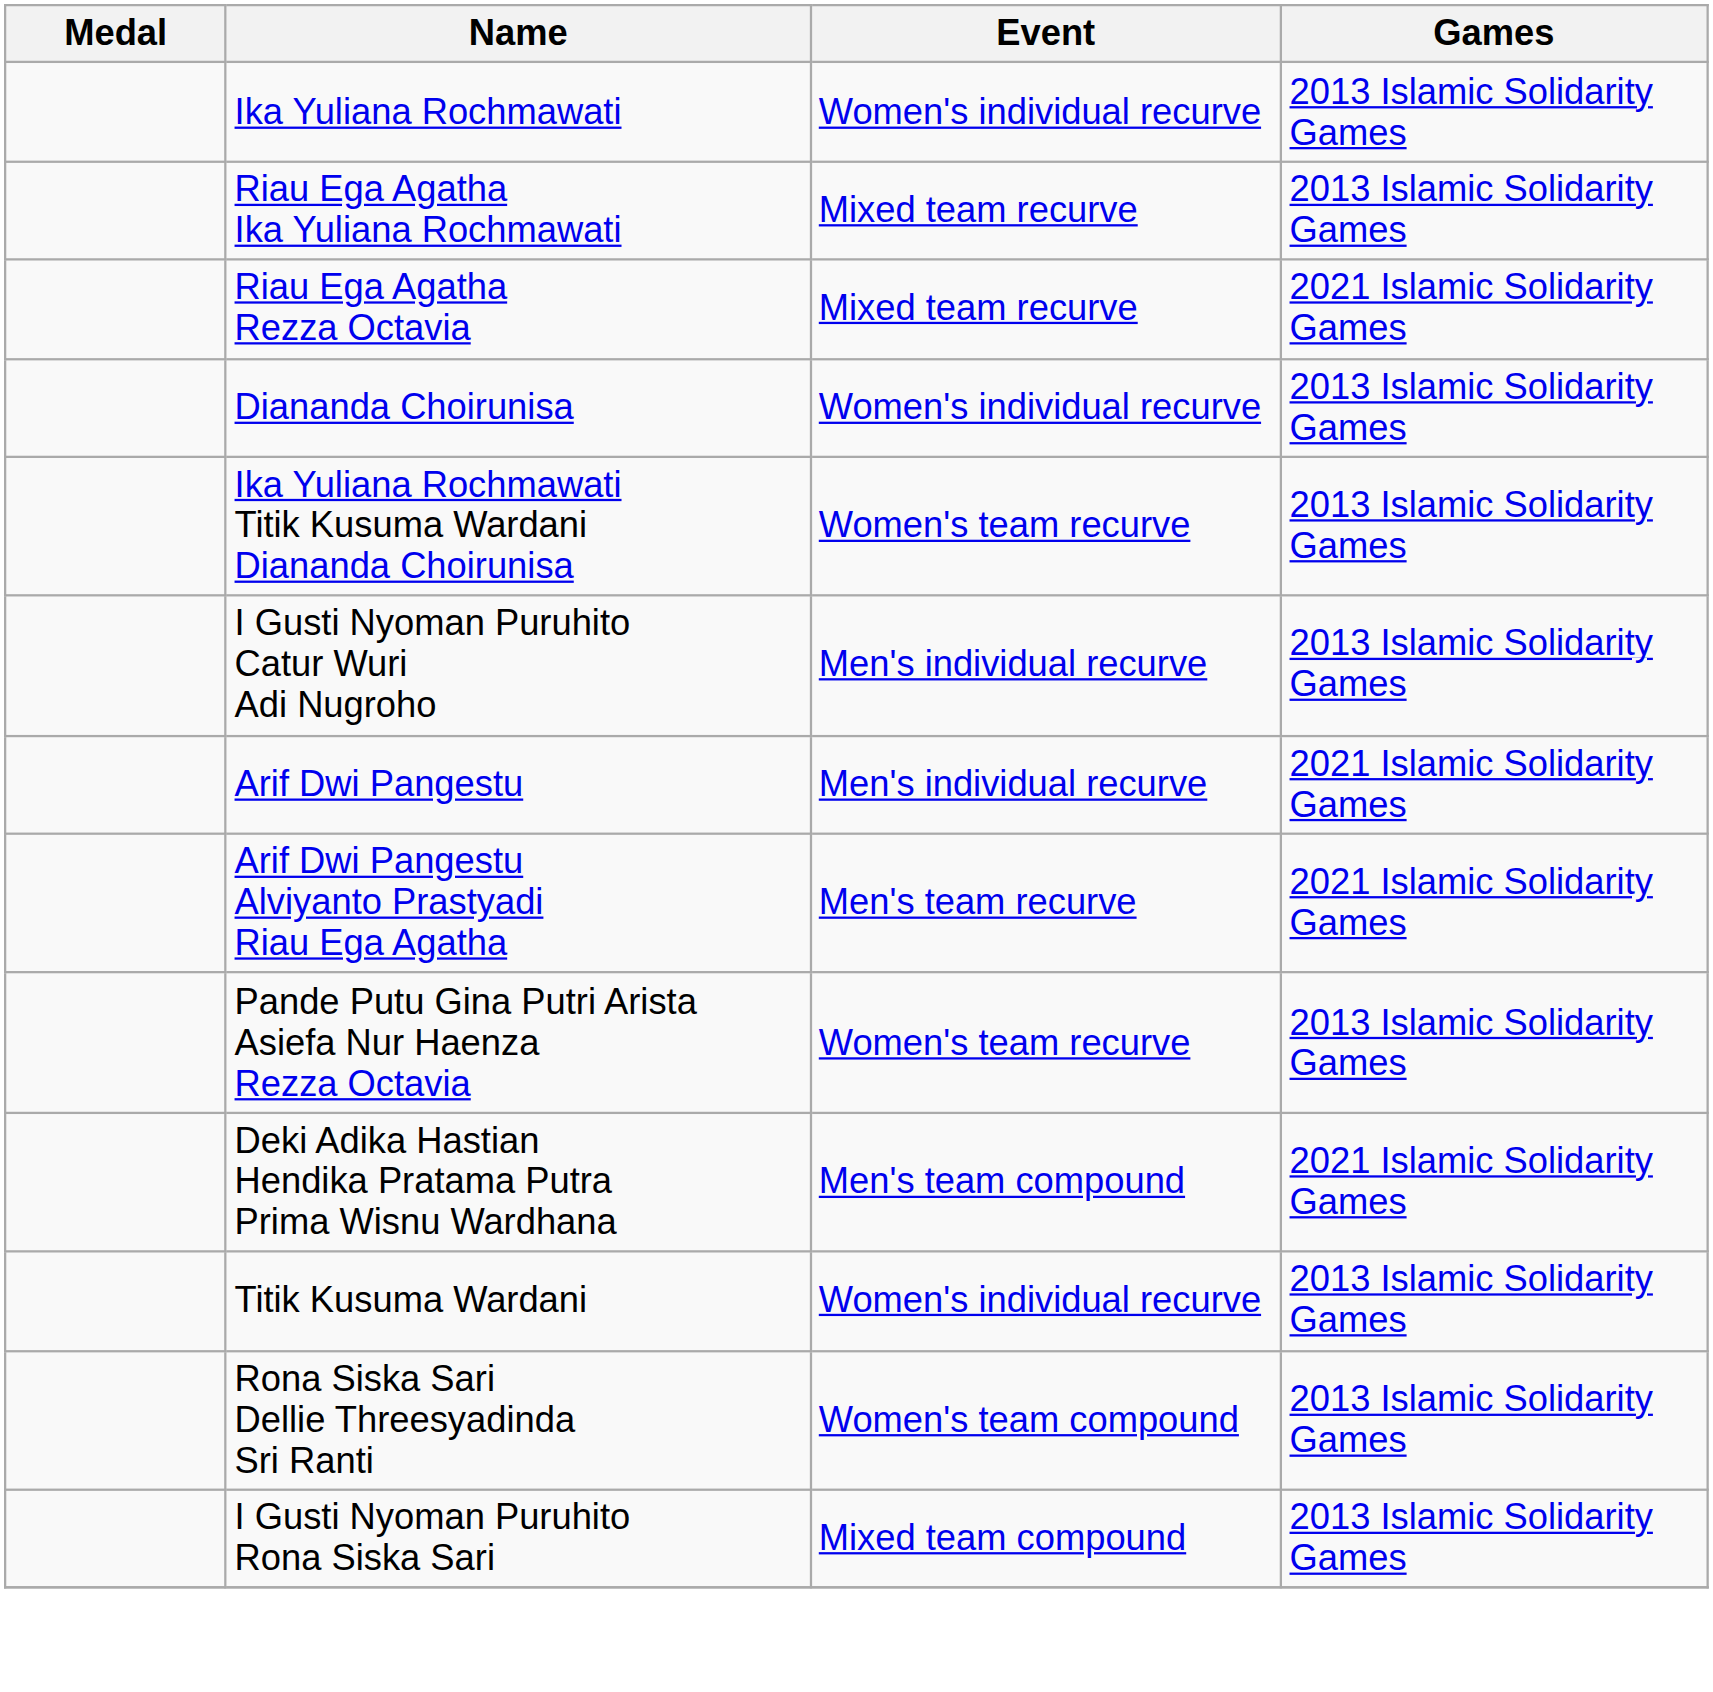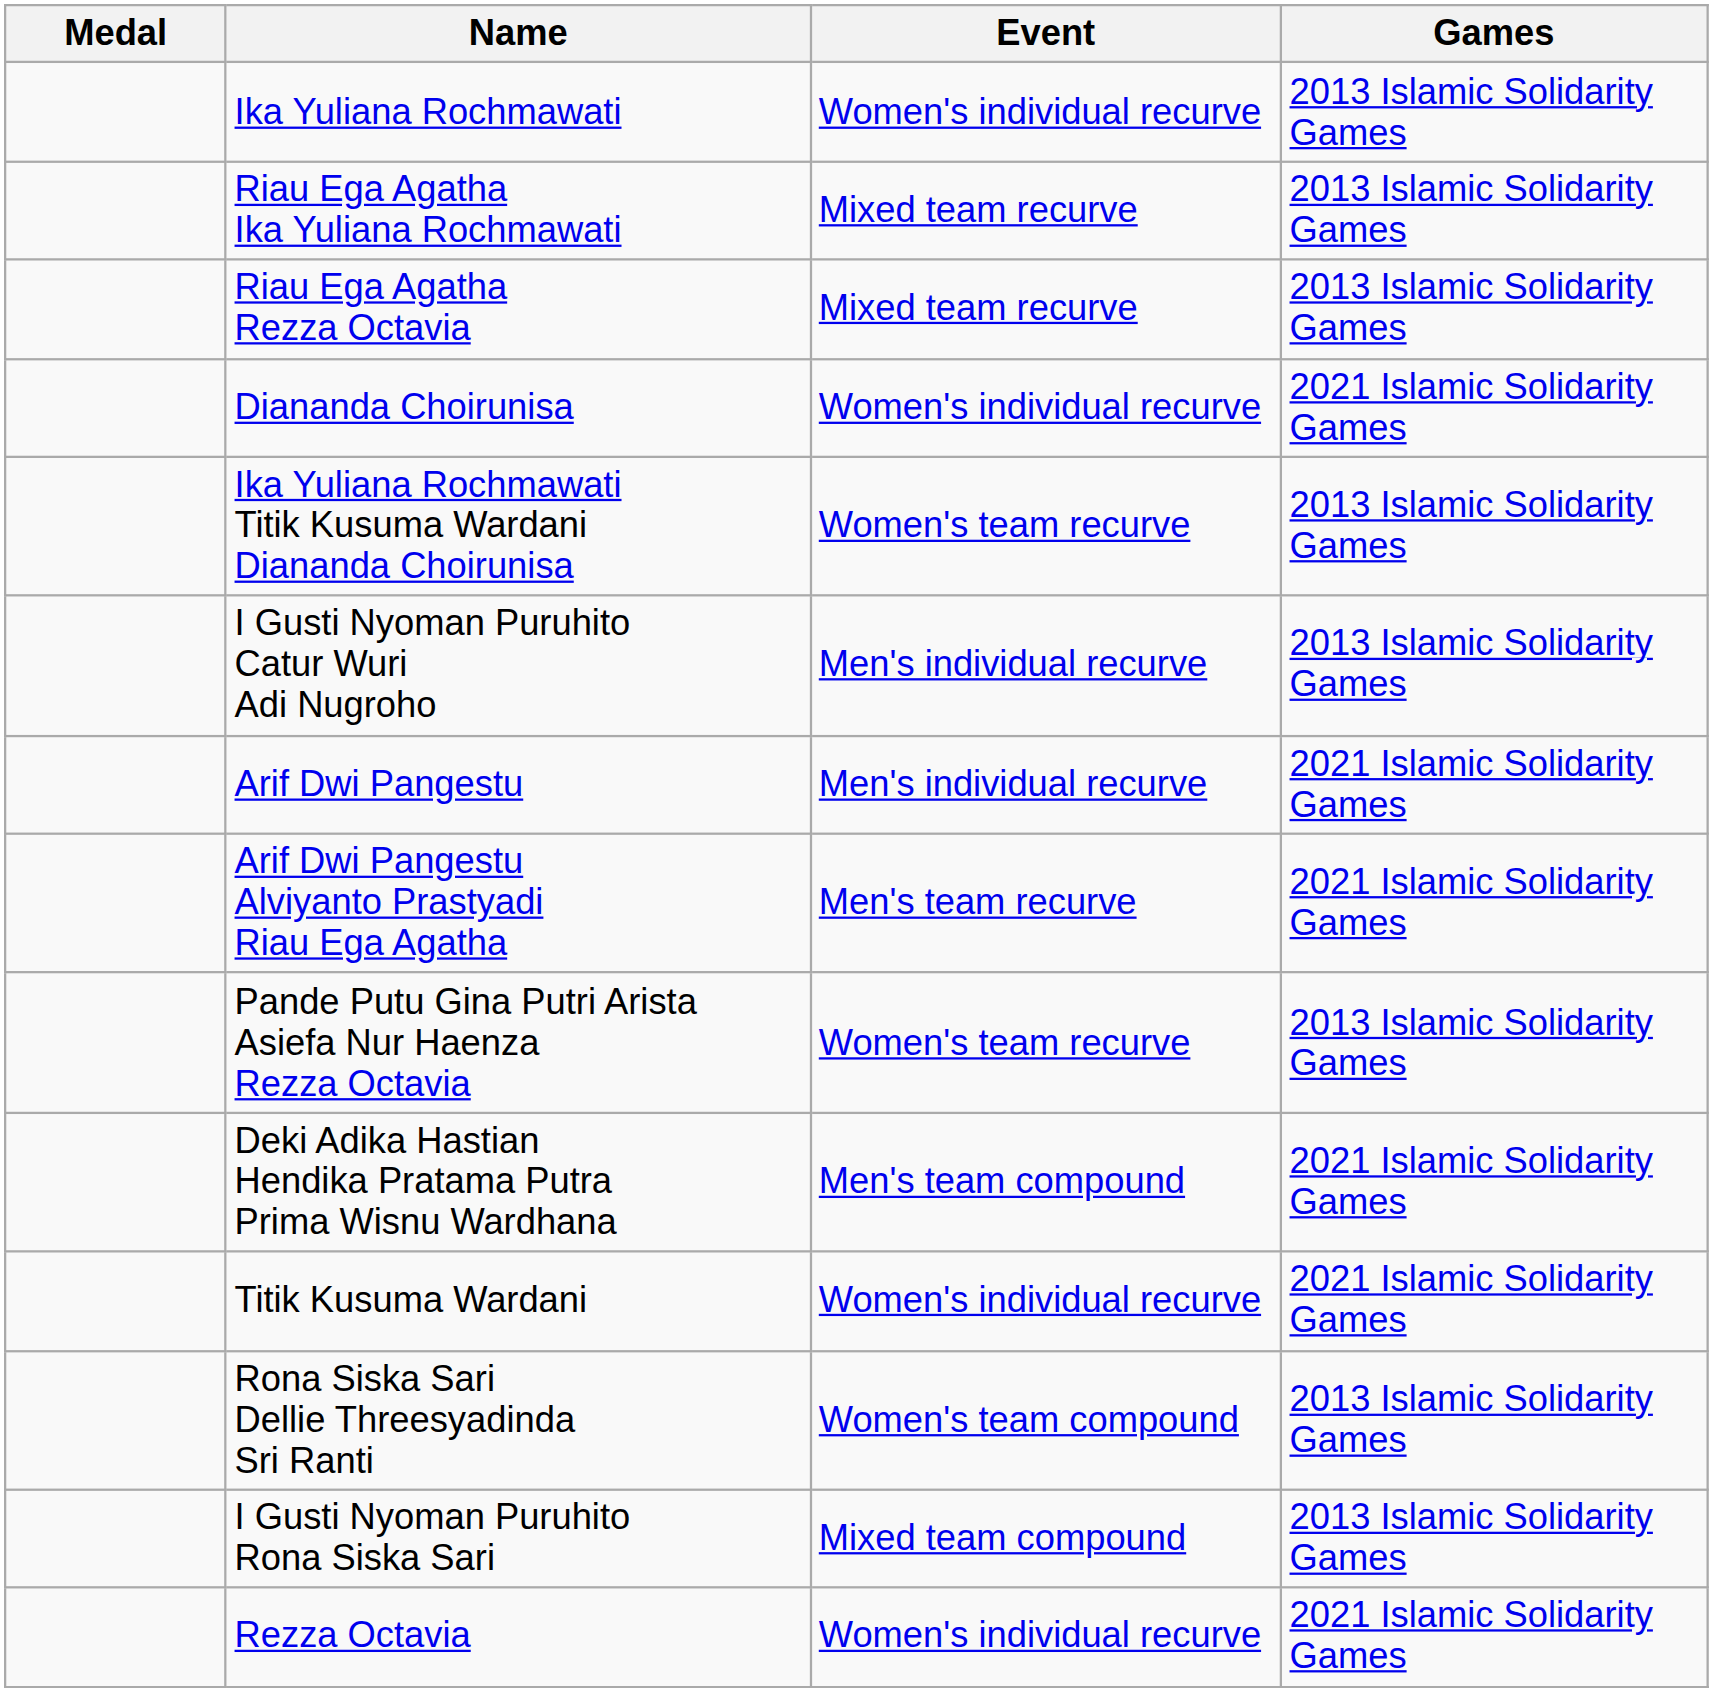(1471, 308) 2021 Islamic Solidarity Games -> (1471, 308) 2013 Islamic Solidarity Games
(1471, 406) 2013 Islamic Solidarity Games -> (1471, 406) 2021 Islamic Solidarity Games
(1471, 1300) 2013 Islamic Solidarity Games -> (1471, 1300) 2021 Islamic Solidarity Games
+ row: (353, 1636)
